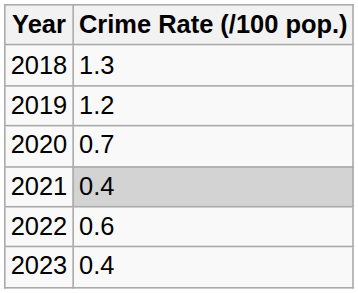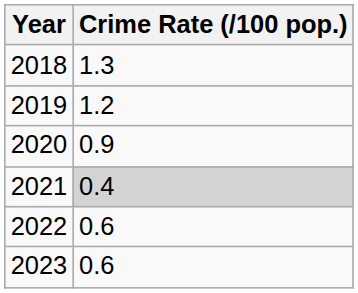(97, 145) 0.7 -> (97, 145) 0.9
(97, 266) 0.4 -> (97, 266) 0.6
